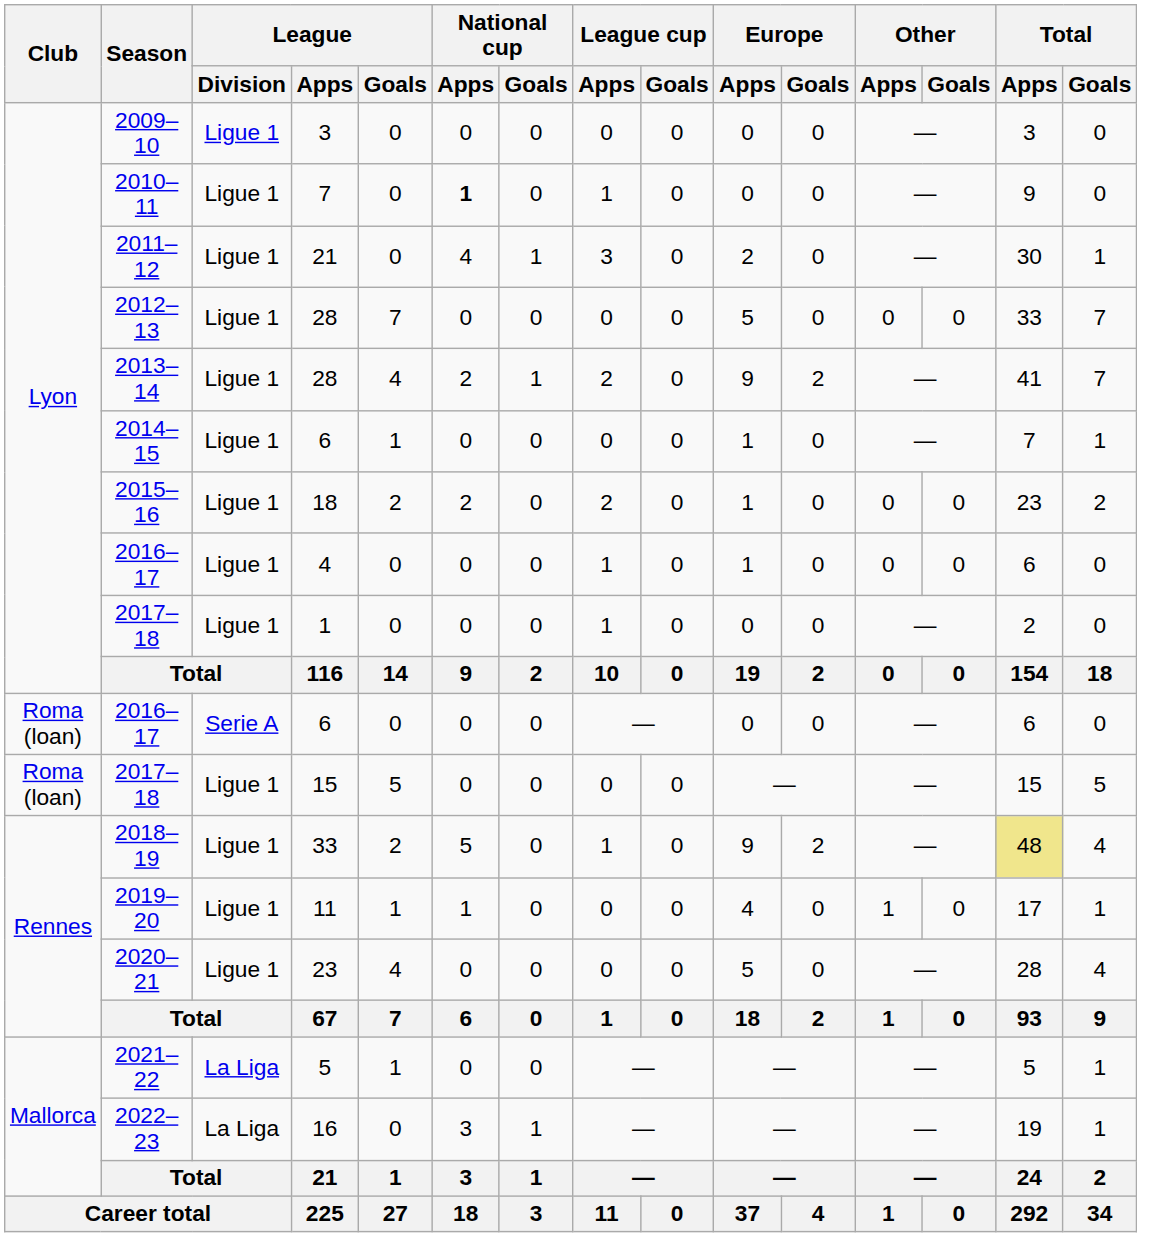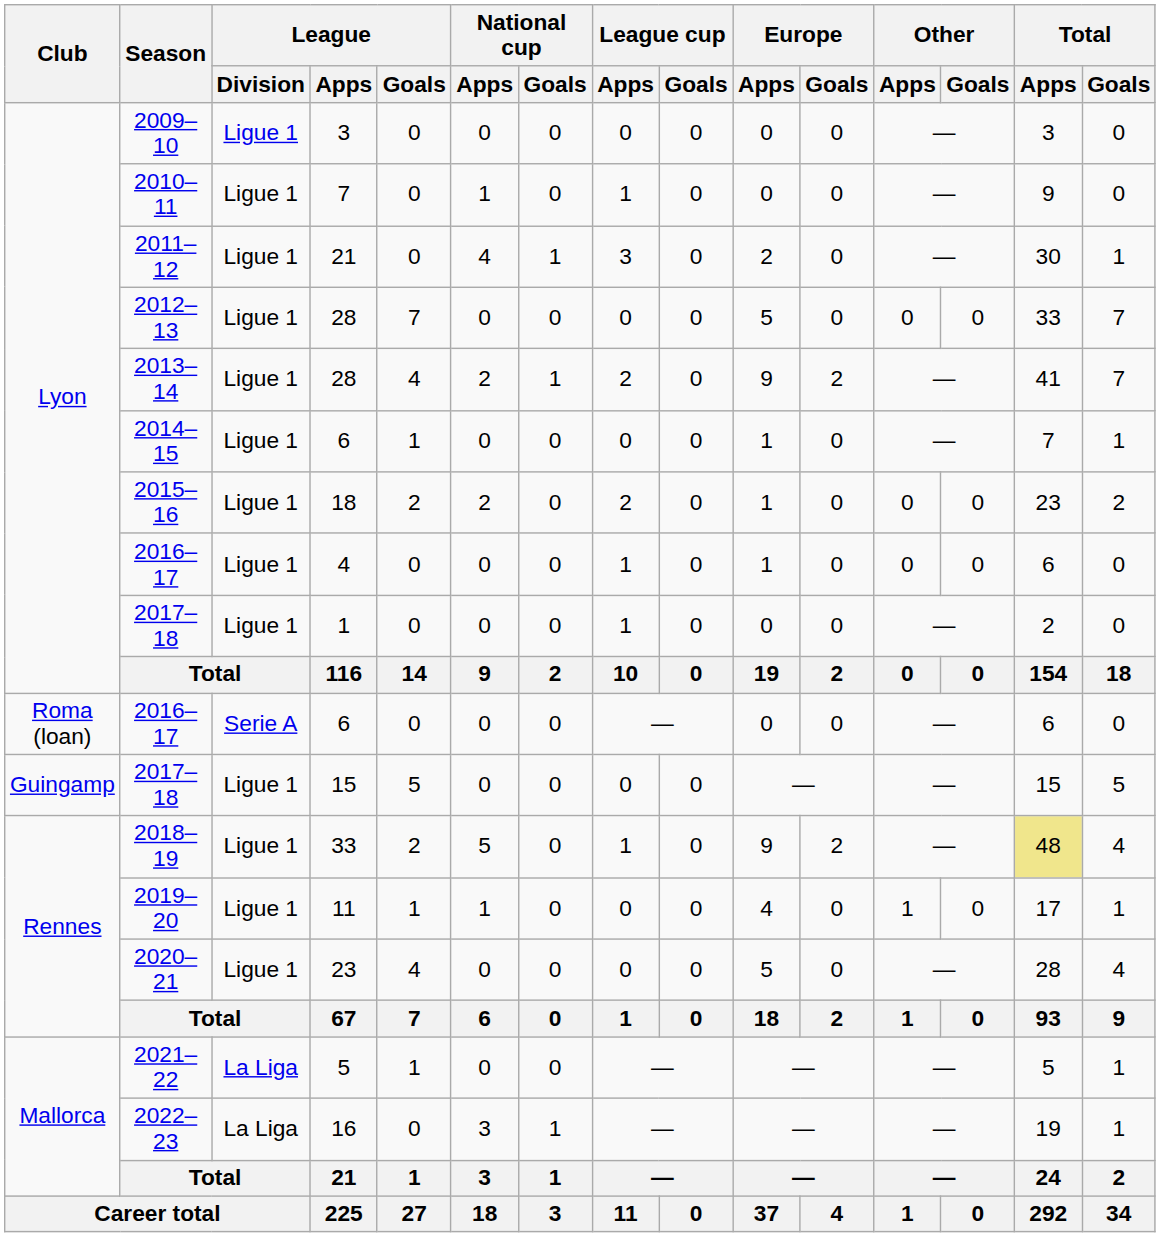(466, 194) bold -> (485, 194) normal
(53, 784) Roma (loan) -> (62, 784) Guingamp
